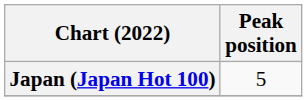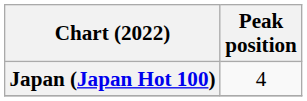(261, 78) 5 -> (261, 78) 4
